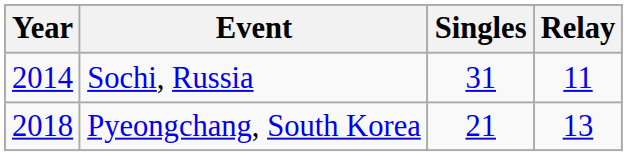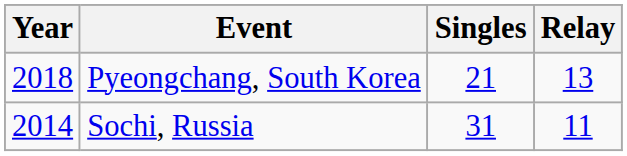rows swapped: (170, 77) <-> (254, 125)
